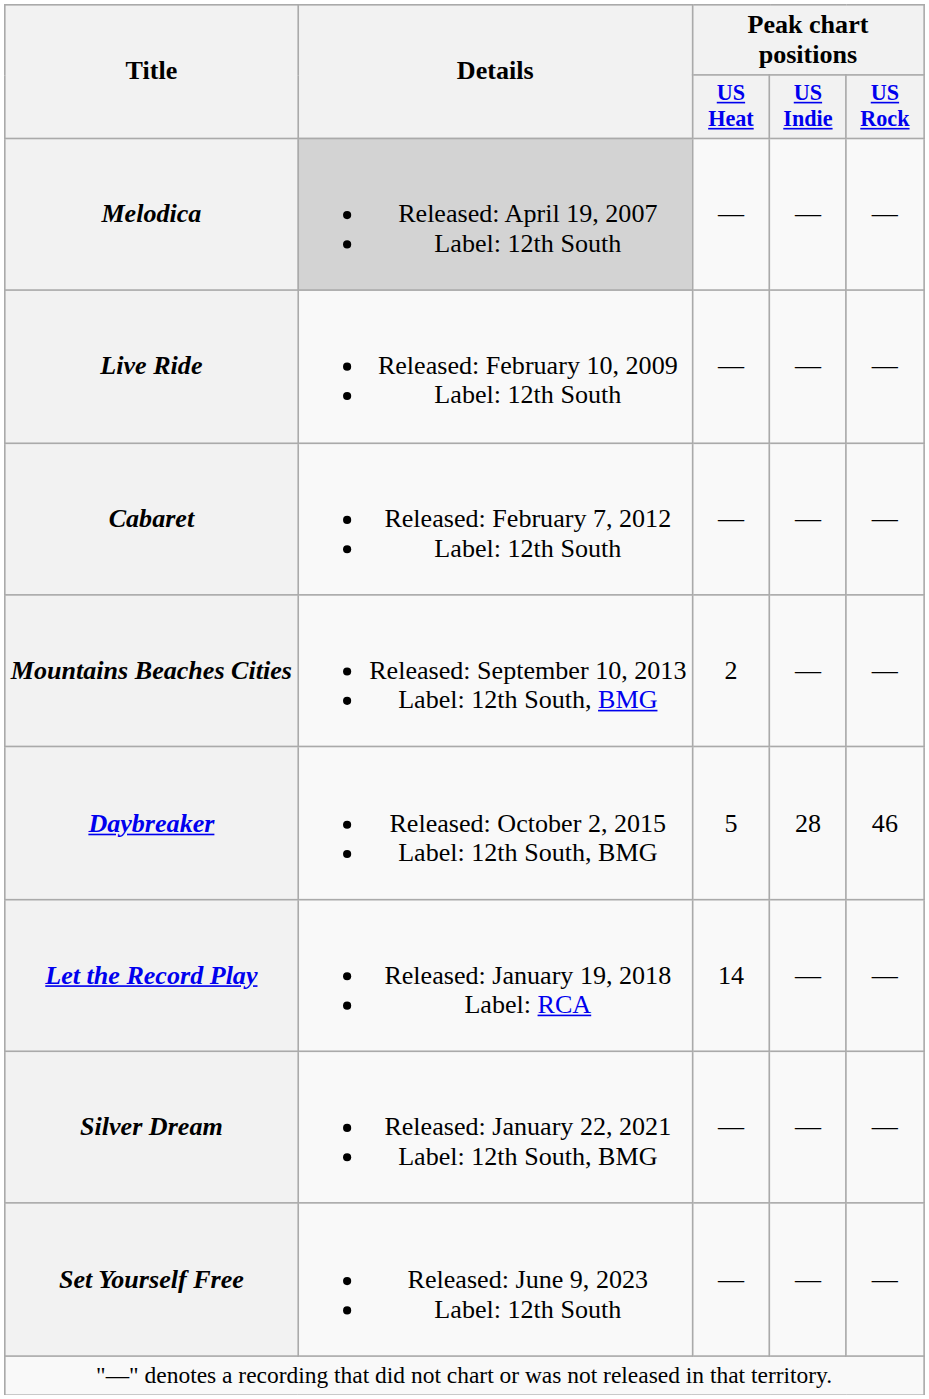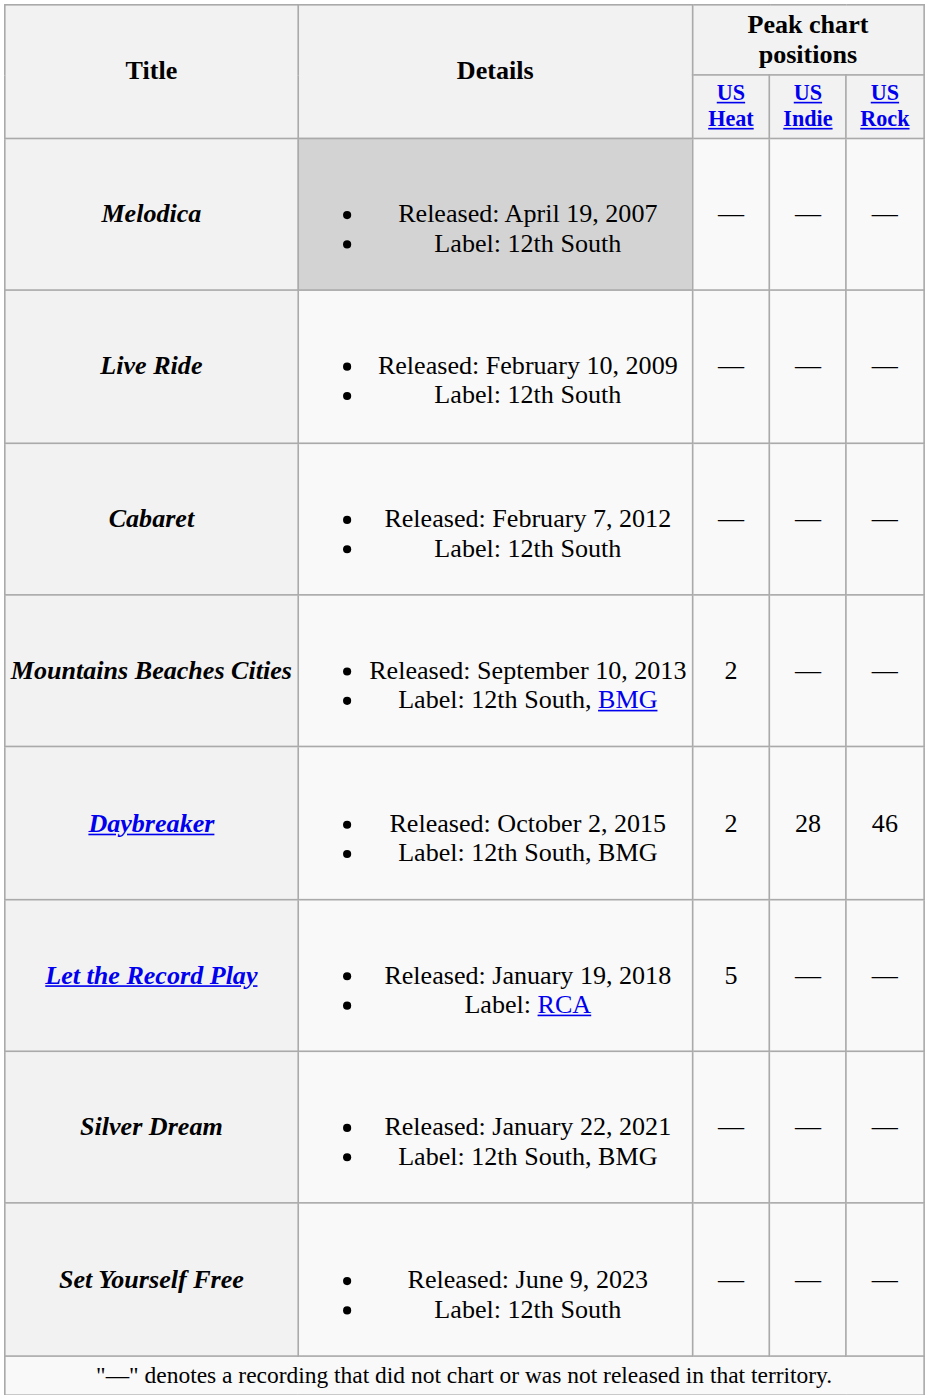(731, 822) 5 -> (731, 822) 2
(731, 974) 14 -> (731, 974) 5
